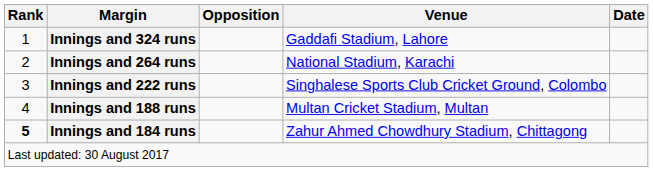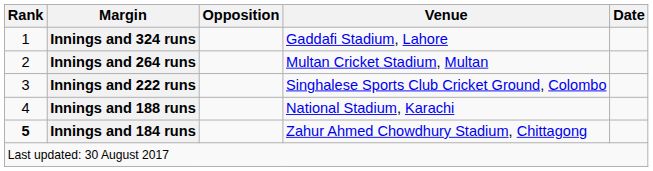(370, 62) National Stadium, Karachi -> (387, 62) Multan Cricket Stadium, Multan
(387, 108) Multan Cricket Stadium, Multan -> (370, 108) National Stadium, Karachi
